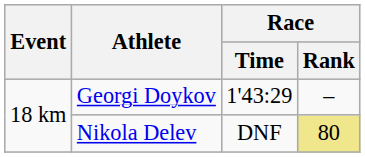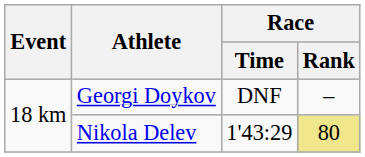(259, 96) 1'43:29 -> (259, 96) DNF
(259, 133) DNF -> (259, 133) 1'43:29
